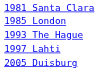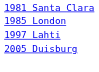- row: (44, 35)
